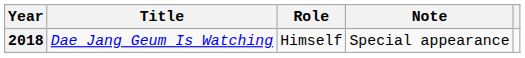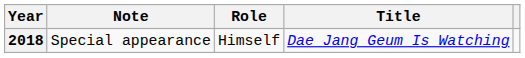columns swapped: (162, 17) <-> (430, 17)
